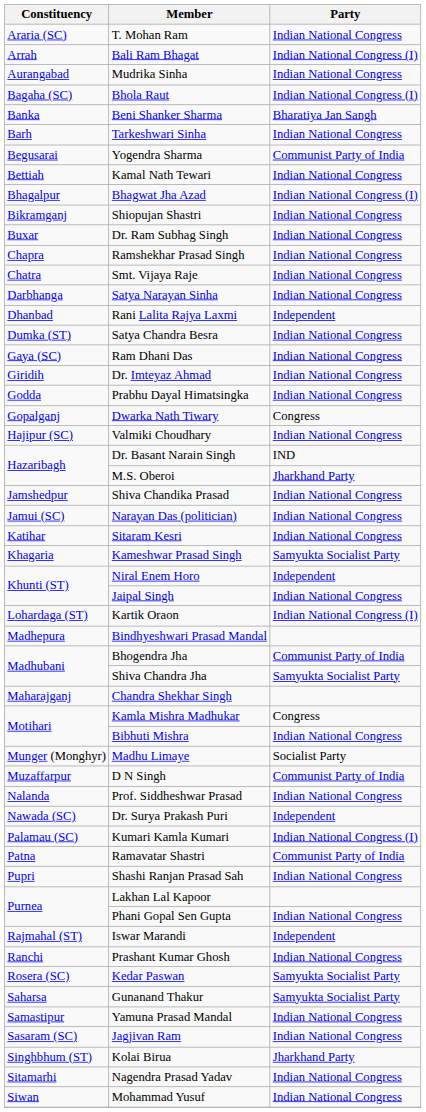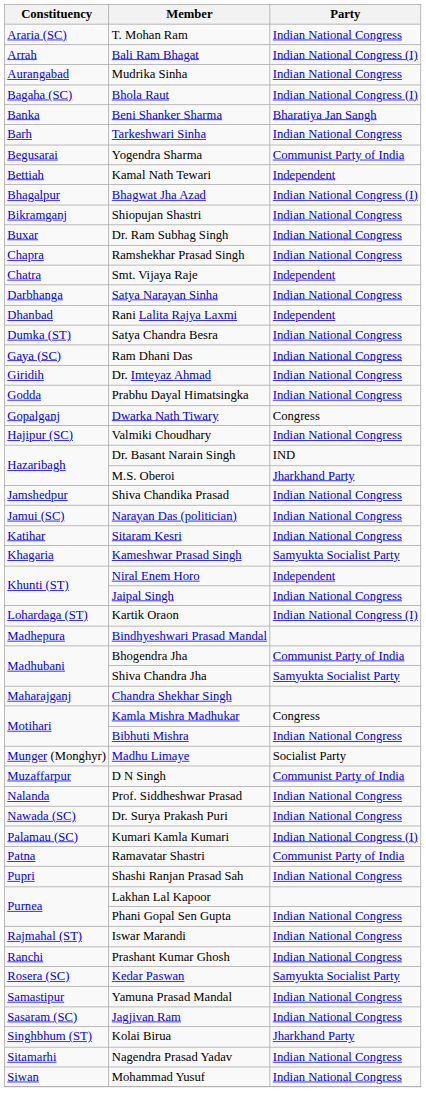(337, 174) Indian National Congress -> (304, 174) Independent
(337, 275) Indian National Congress -> (304, 275) Independent
(304, 816) Independent -> (337, 816) Indian National Congress
(304, 936) Independent -> (337, 936) Indian National Congress
- row: (157, 996)
